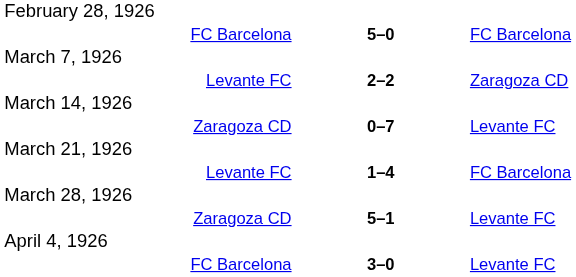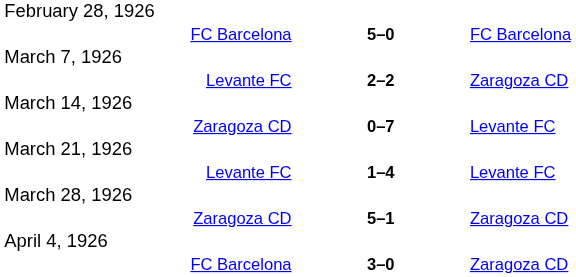(520, 172) FC Barcelona -> (513, 172) Levante FC
(513, 218) Levante FC -> (519, 218) Zaragoza CD
(513, 264) Levante FC -> (519, 264) Zaragoza CD
